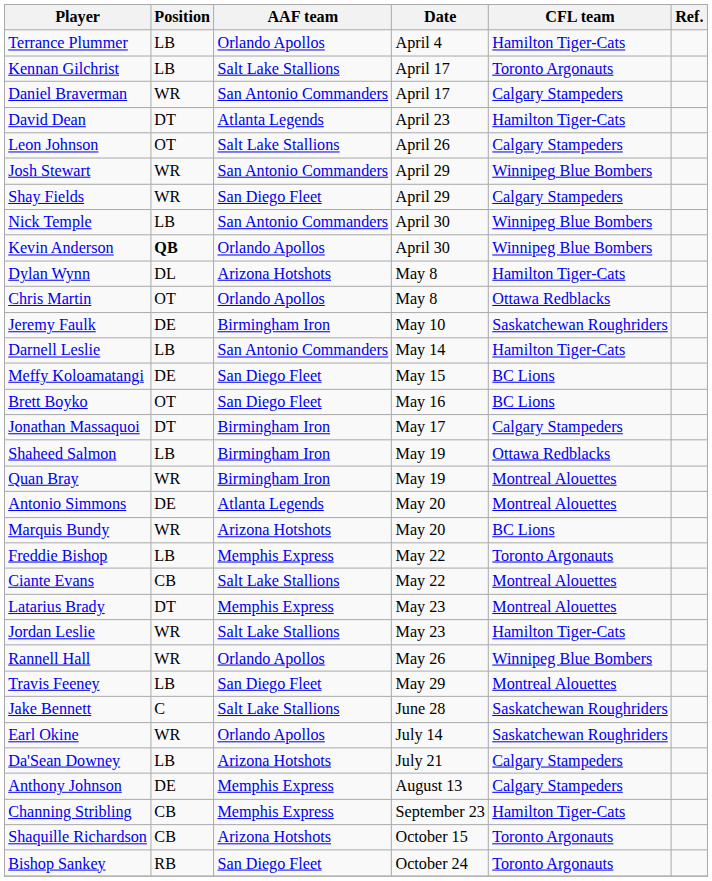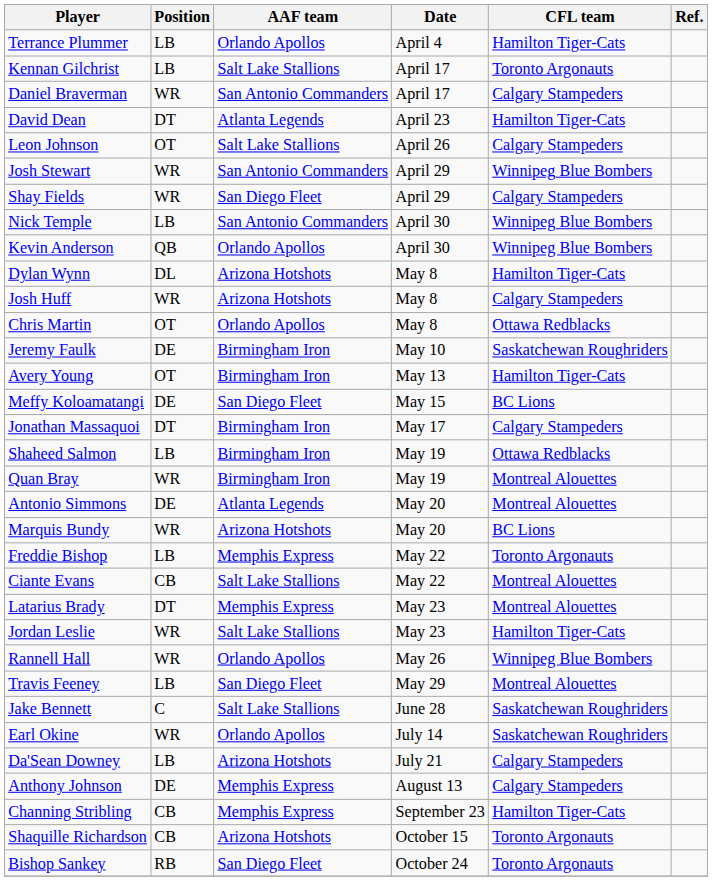(166, 247) bold -> (166, 247) normal
+ row: (40, 299)
+ row: (51, 376)
- row: (54, 350)
- row: (48, 401)
